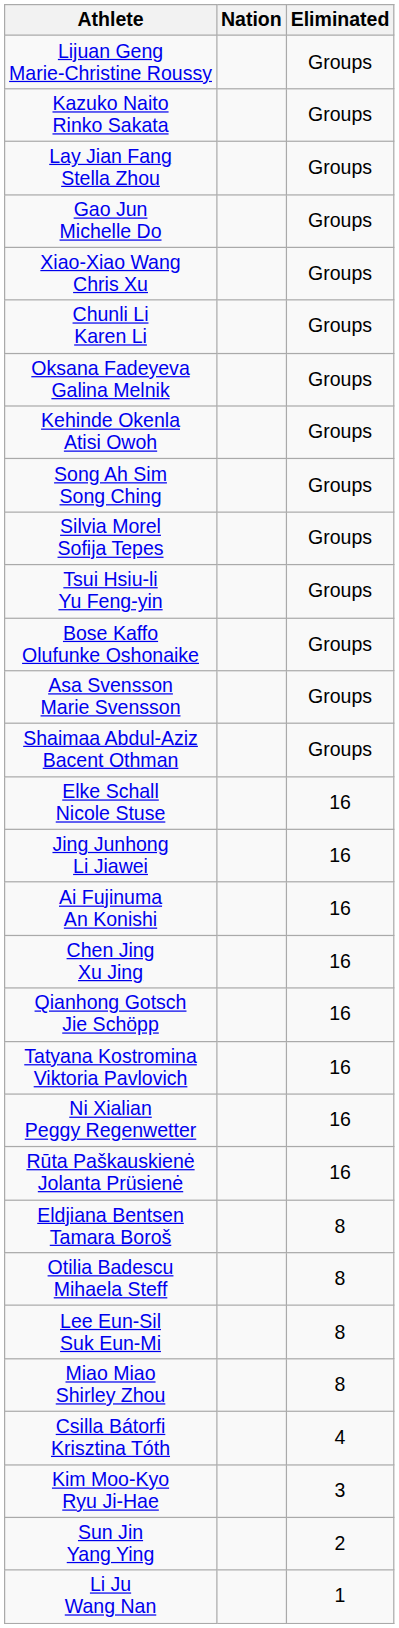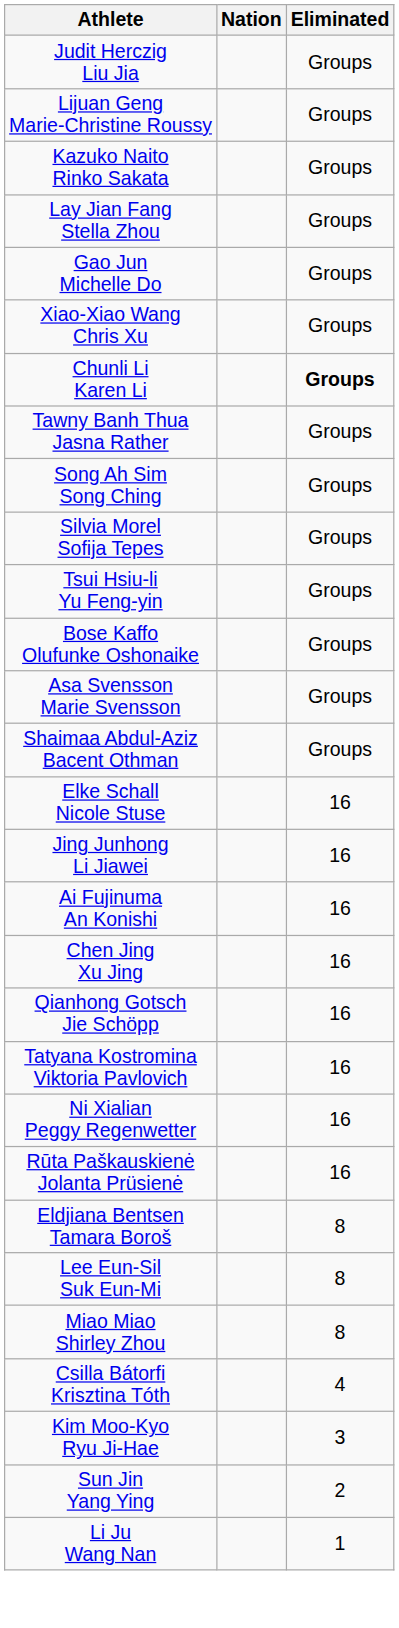+ row: (111, 61)
(340, 326) normal -> (340, 379) bold
+ row: (111, 432)
- row: (111, 379)
- row: (111, 432)
- row: (111, 1279)
